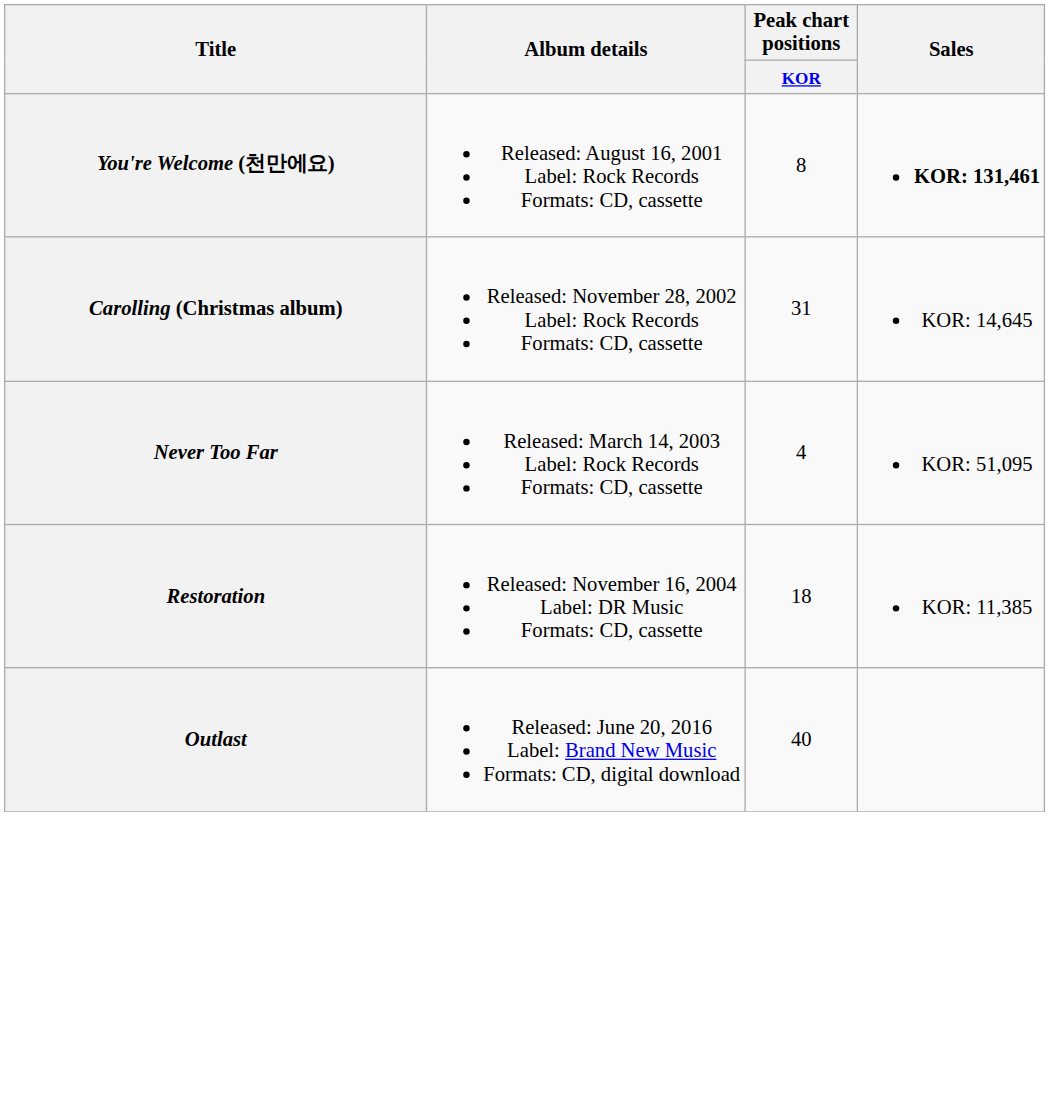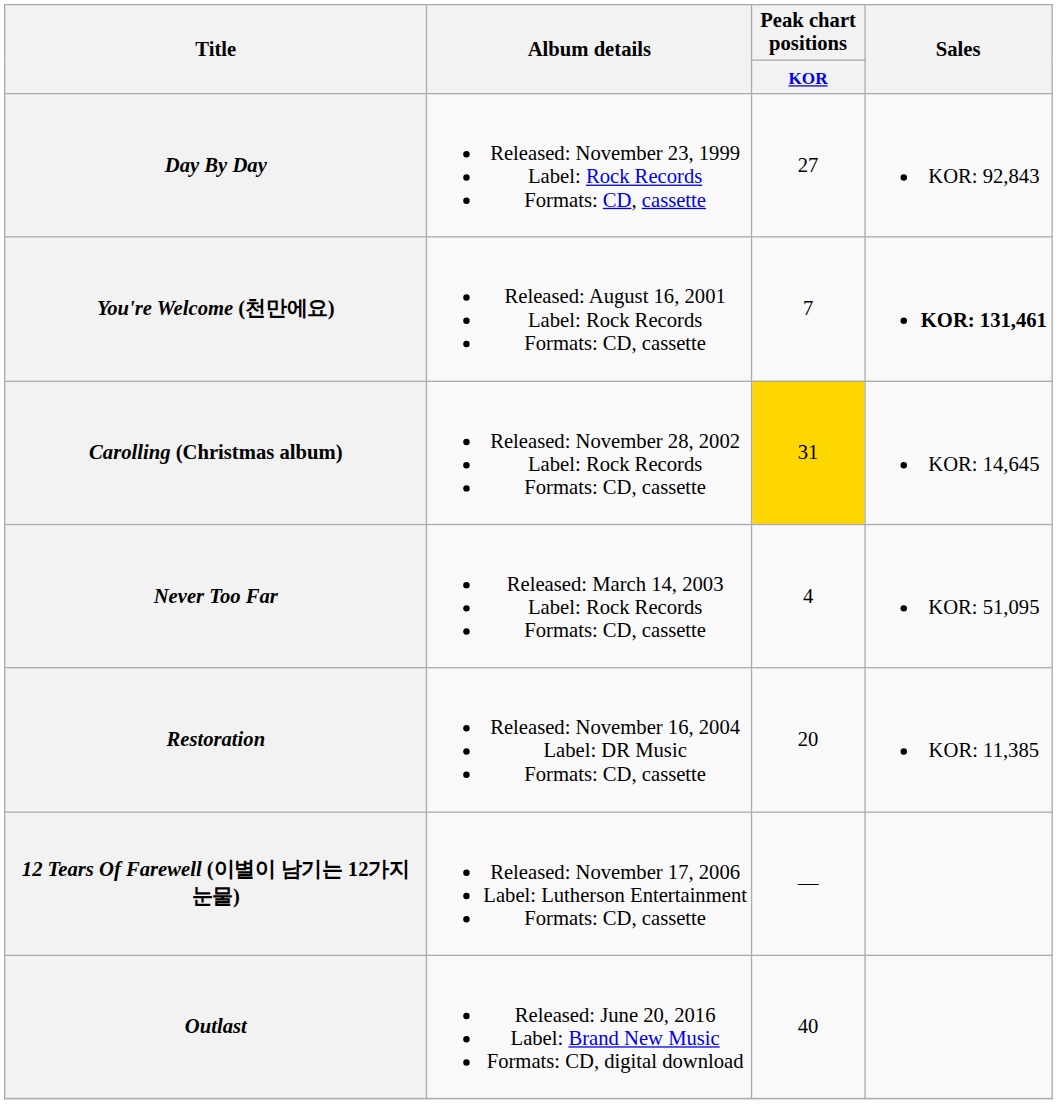+ row: (216, 165)
(801, 165) 8 -> (808, 308) 7
(801, 308) no background -> (808, 452) gold background
(801, 596) 18 -> (808, 739) 20
+ row: (216, 882)
